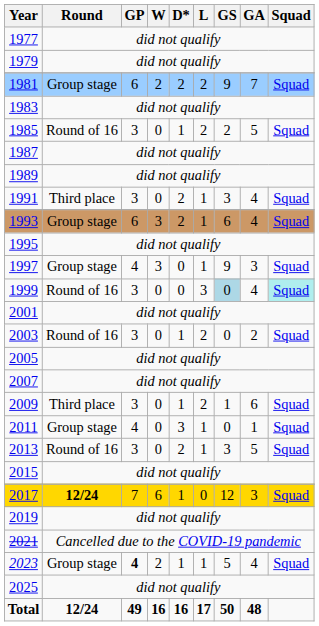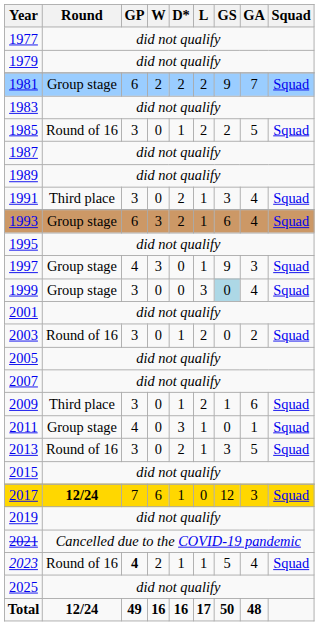(82, 289) Round of 16 -> (82, 289) Group stage
(291, 289) paleturquoise background -> (291, 289) no background
(82, 564) Group stage -> (82, 564) Round of 16
